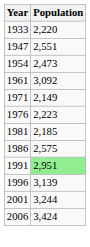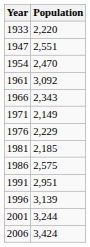(45, 64) 2,473 -> (45, 64) 2,470
+ row: (18, 98)
(45, 115) 2,223 -> (45, 132) 2,229
(45, 166) lightgreen background -> (45, 183) no background
